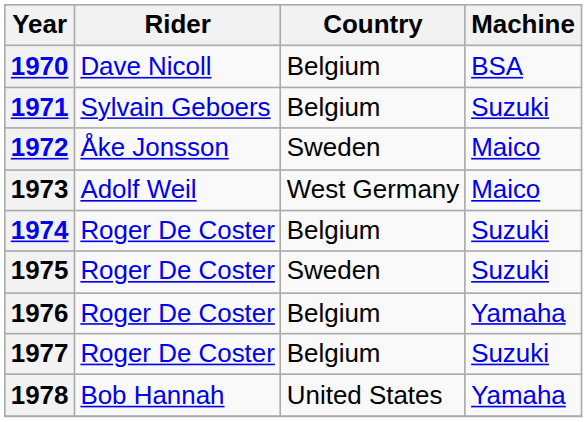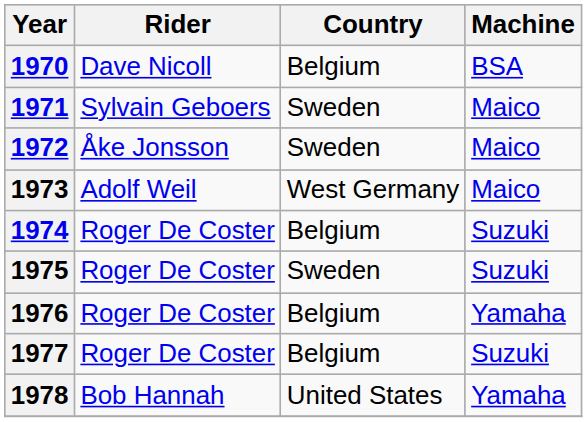(334, 107) Belgium -> (334, 107) Sweden
(510, 107) Suzuki -> (506, 107) Maico
